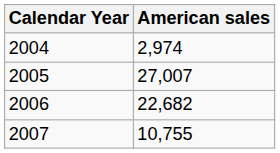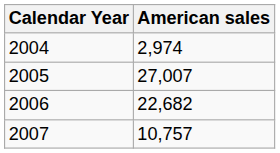(165, 133) 10,755 -> (165, 133) 10,757
